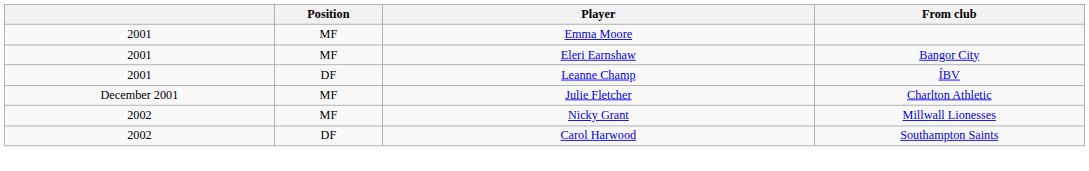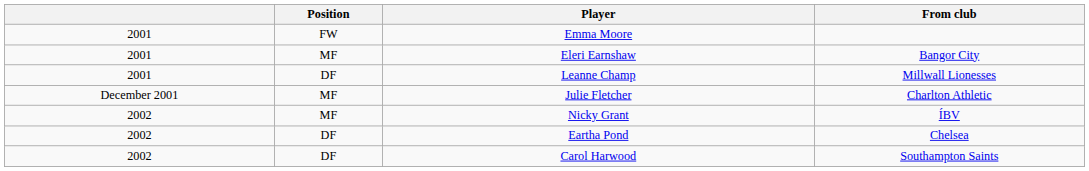(328, 34) MF -> (328, 34) FW
(949, 74) ÍBV -> (949, 74) Millwall Lionesses
(949, 115) Millwall Lionesses -> (949, 115) ÍBV
+ row: (598, 135)
